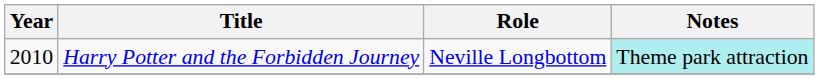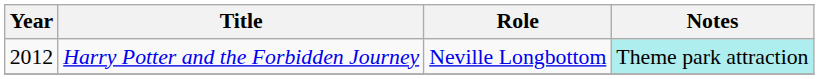(31, 56) 2010 -> (31, 56) 2012
